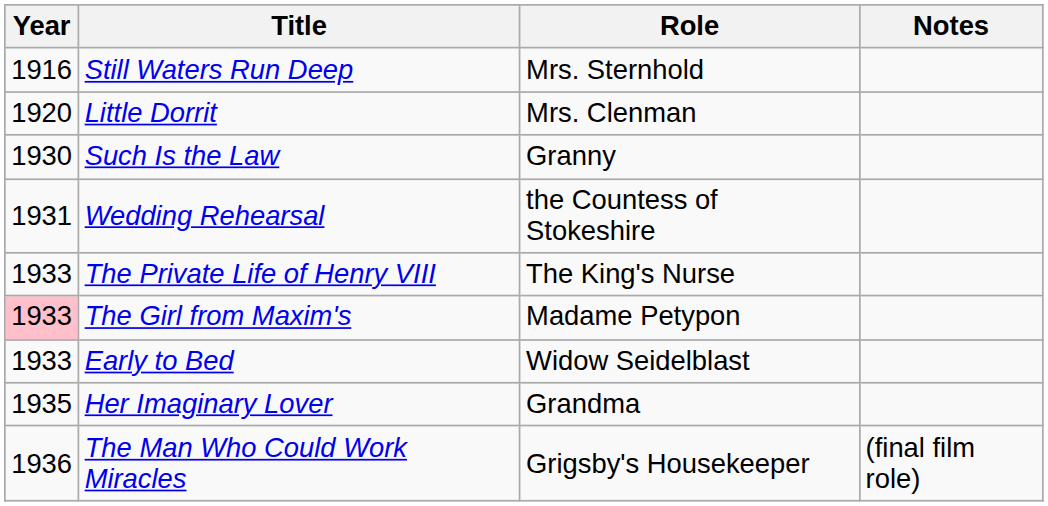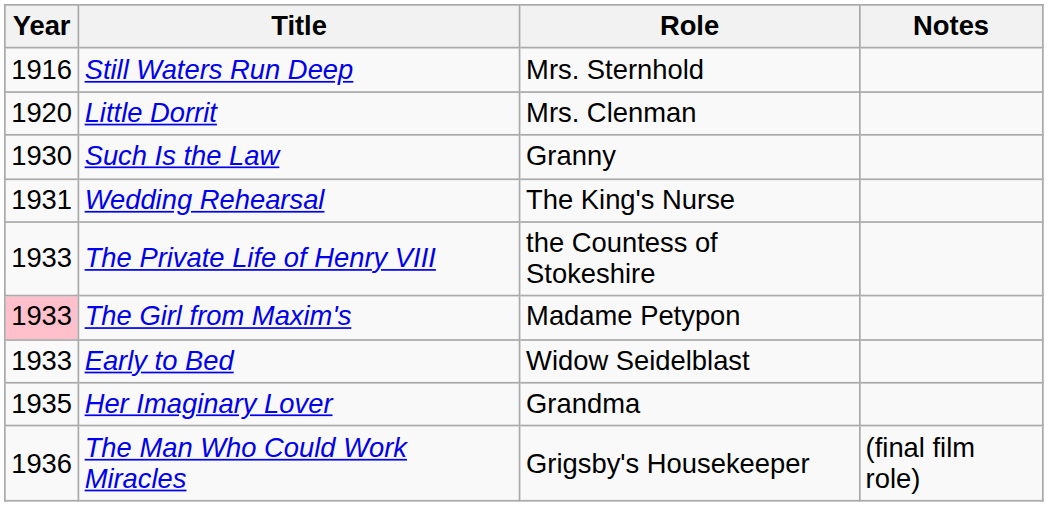(622, 215) the Countess of Stokeshire -> (631, 199) The King's Nurse
(631, 273) The King's Nurse -> (622, 258) the Countess of Stokeshire
